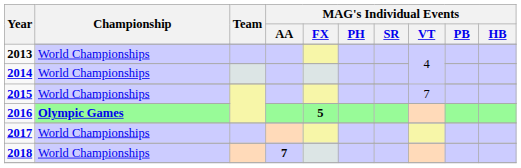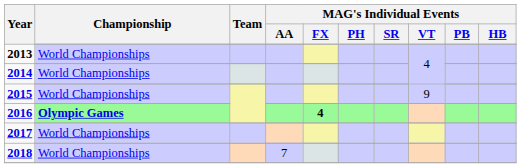(427, 93) 7 -> (427, 93) 9
(320, 113) 5 -> (320, 113) 4
(284, 152) bold -> (284, 152) normal
